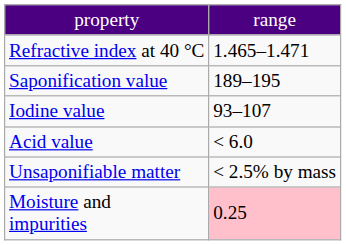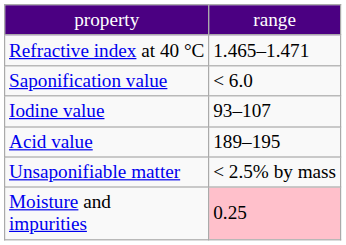(247, 80) 189–195 -> (233, 80) < 6.0
(233, 141) < 6.0 -> (247, 141) 189–195
